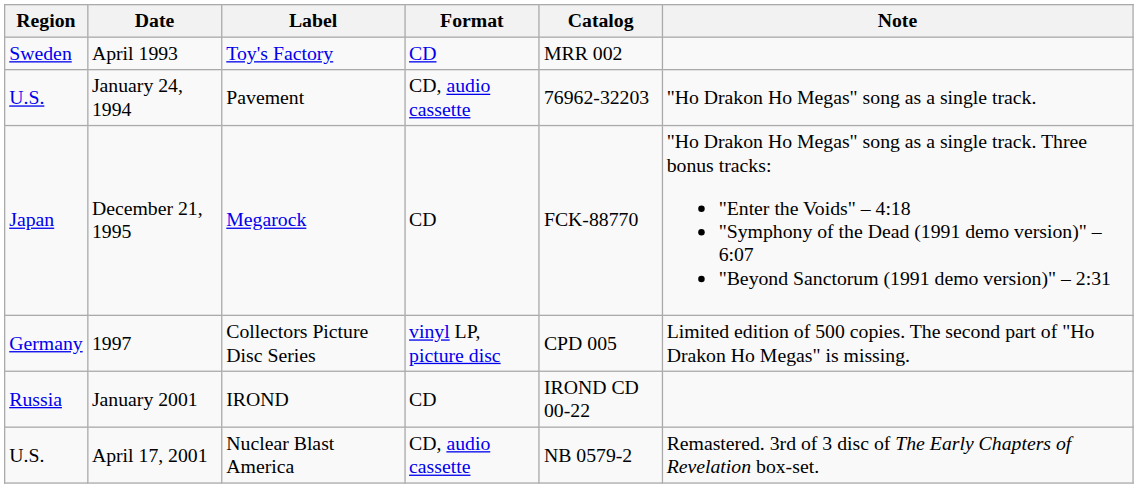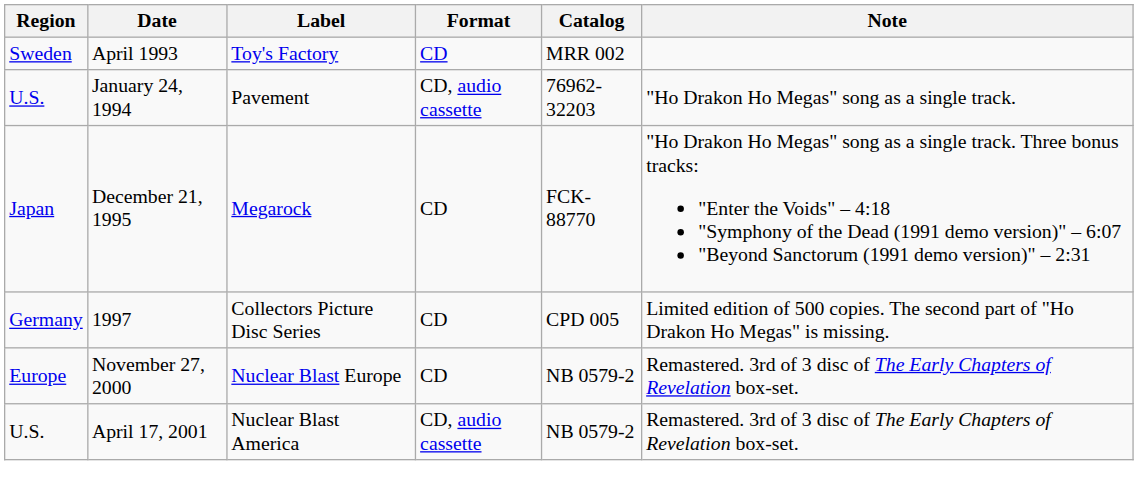(455, 342) vinyl LP, picture disc -> (434, 319) CD
+ row: (148, 375)
- row: (145, 398)
